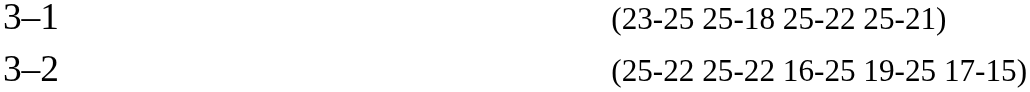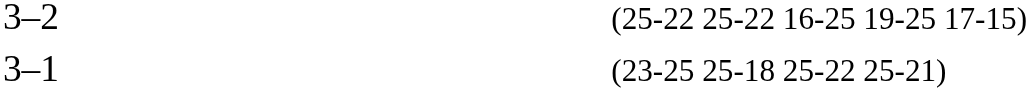rows swapped: (31, 68) <-> (31, 16)
